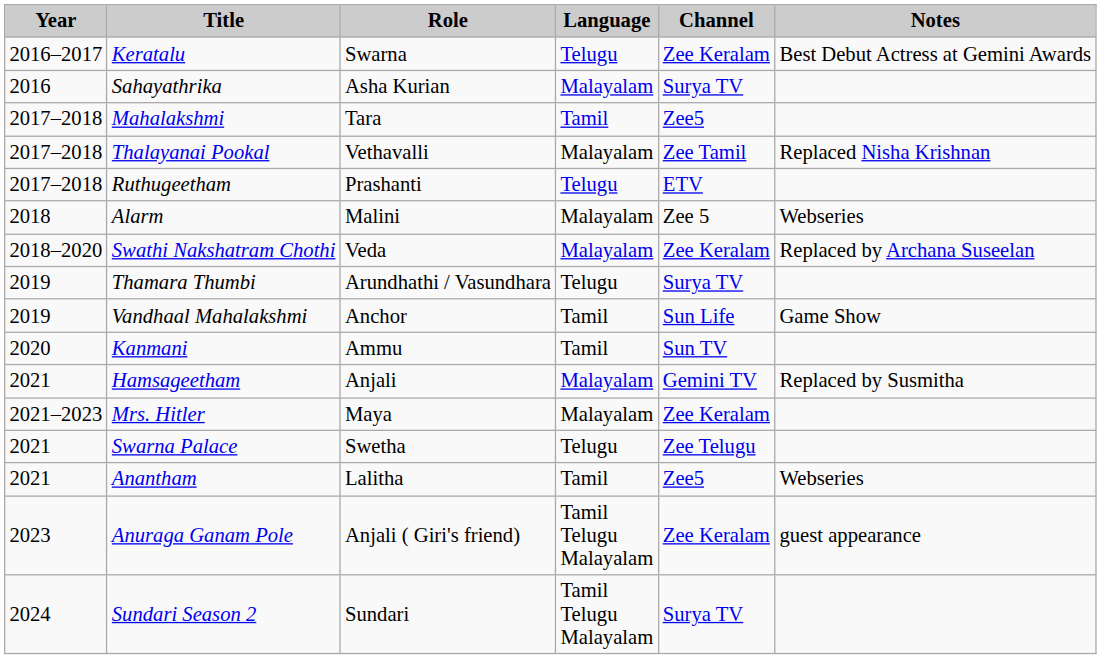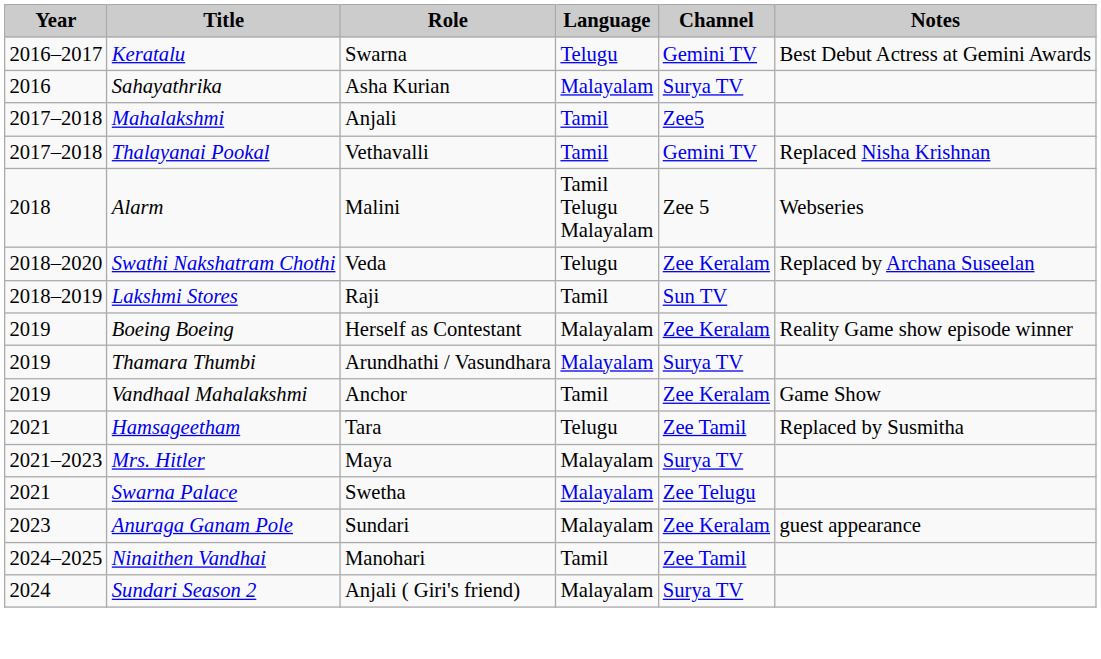(716, 53) Zee Keralam -> (710, 53) Gemini TV
(363, 119) Tara -> (371, 119) Anjali
(607, 151) Malayalam -> (584, 151) Tamil
(705, 151) Zee Tamil -> (710, 151) Gemini TV
- row: (171, 184)
(607, 217) Malayalam -> (607, 207) Tamil Telugu Malayalam
(607, 250) Malayalam -> (589, 263) Telugu
+ row: (175, 296)
+ row: (173, 329)
(589, 282) Telugu -> (607, 361) Malayalam
(699, 315) Sun Life -> (716, 394) Zee Keralam
- row: (150, 348)
(371, 380) Anjali -> (363, 427) Tara
(607, 380) Malayalam -> (589, 427) Telugu
(710, 380) Gemini TV -> (705, 427) Zee Tamil
(716, 413) Zee Keralam -> (703, 460) Surya TV
(589, 446) Telugu -> (607, 492) Malayalam
- row: (154, 479)
(432, 535) Anjali ( Giri's friend) -> (377, 525) Sundari
(607, 535) Tamil Telugu Malayalam -> (607, 525) Malayalam
+ row: (189, 558)
(377, 614) Sundari -> (432, 591) Anjali ( Giri's friend)
(607, 614) Tamil Telugu Malayalam -> (607, 591) Malayalam
